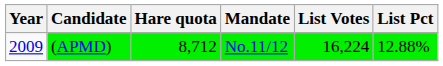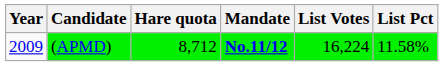(256, 46) normal -> (256, 46) bold
(403, 46) 12.88% -> (403, 46) 11.58%
